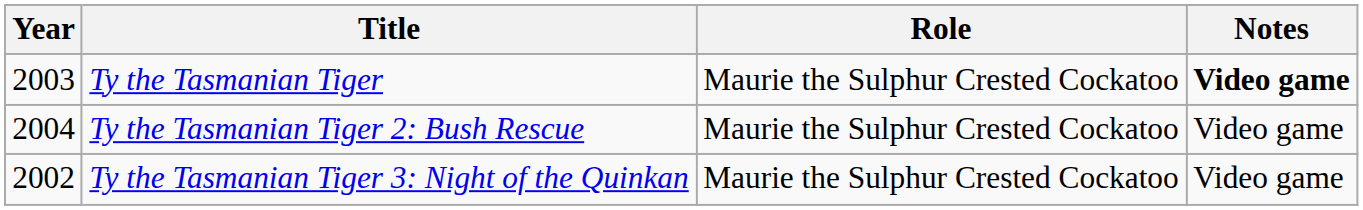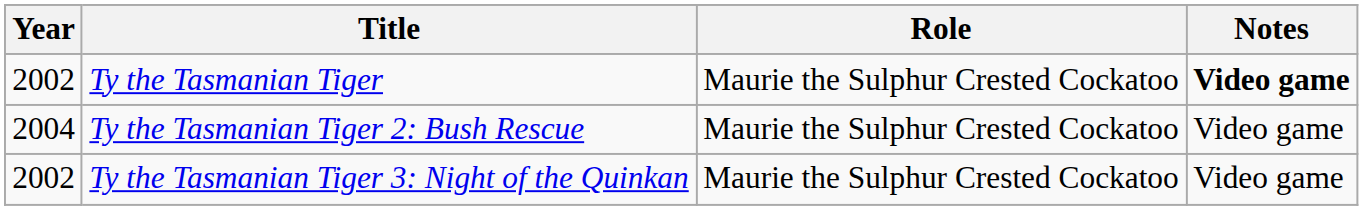(44, 79) 2003 -> (44, 79) 2002
